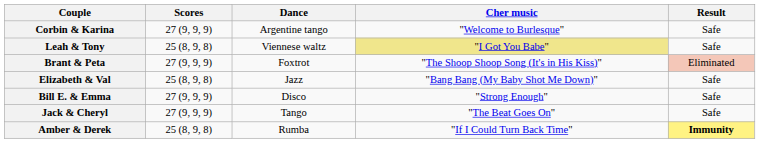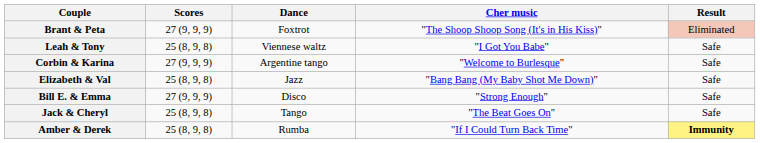rows swapped: (75, 29) <-> (75, 63)
(512, 46) khaki background -> (512, 46) no background
(189, 113) 27 (9, 9, 9) -> (189, 113) 25 (8, 9, 8)
